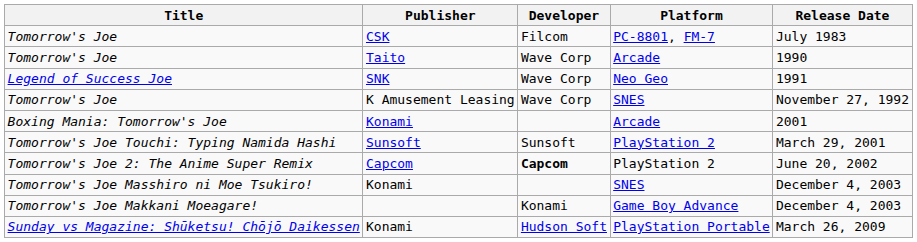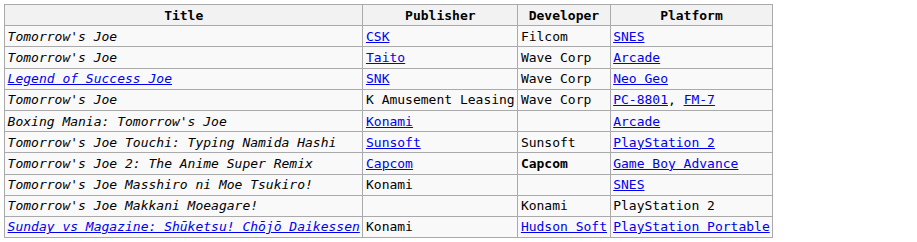- column: (842, 15)
(664, 36) PC-8801, FM-7 -> (629, 36) SNES
(629, 100) SNES -> (664, 100) PC-8801, FM-7
(664, 163) PlayStation 2 -> (676, 163) Game Boy Advance
(676, 206) Game Boy Advance -> (664, 206) PlayStation 2
